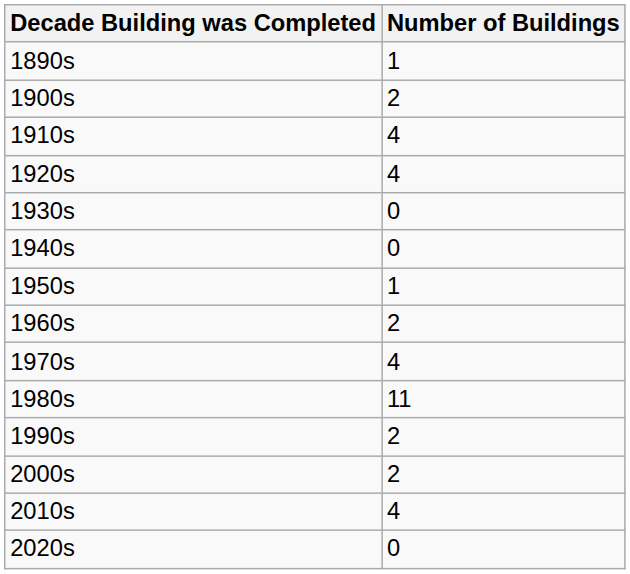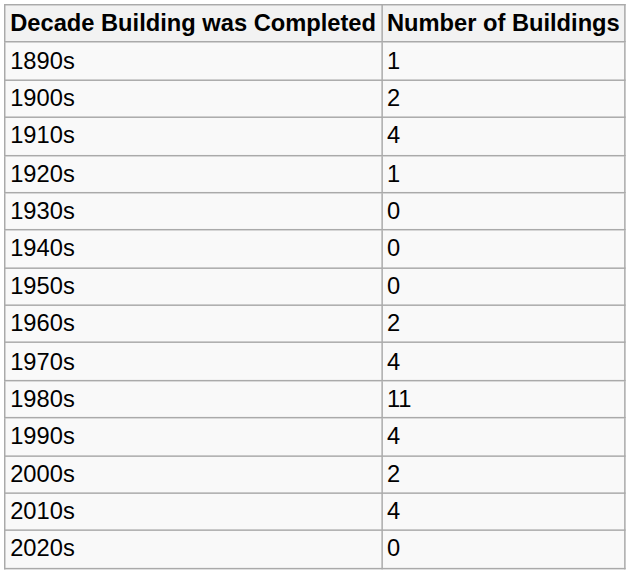(393, 173) 4 -> (393, 173) 1
(393, 286) 1 -> (393, 286) 0
(393, 436) 2 -> (393, 436) 4
